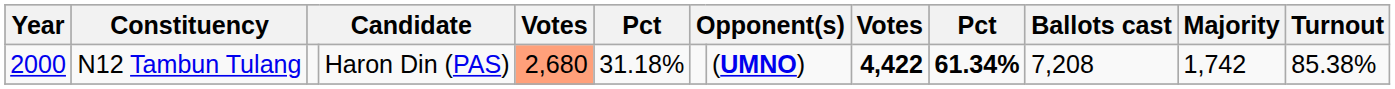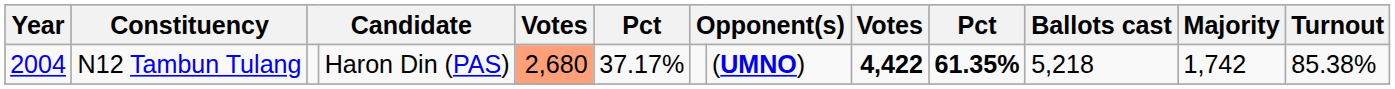(38, 64) 2000 -> (38, 64) 2004
(642, 64) 31.18% -> (642, 64) 37.17%
(977, 64) 61.34% -> (977, 64) 61.35%
(1063, 64) 7,208 -> (1063, 64) 5,218
